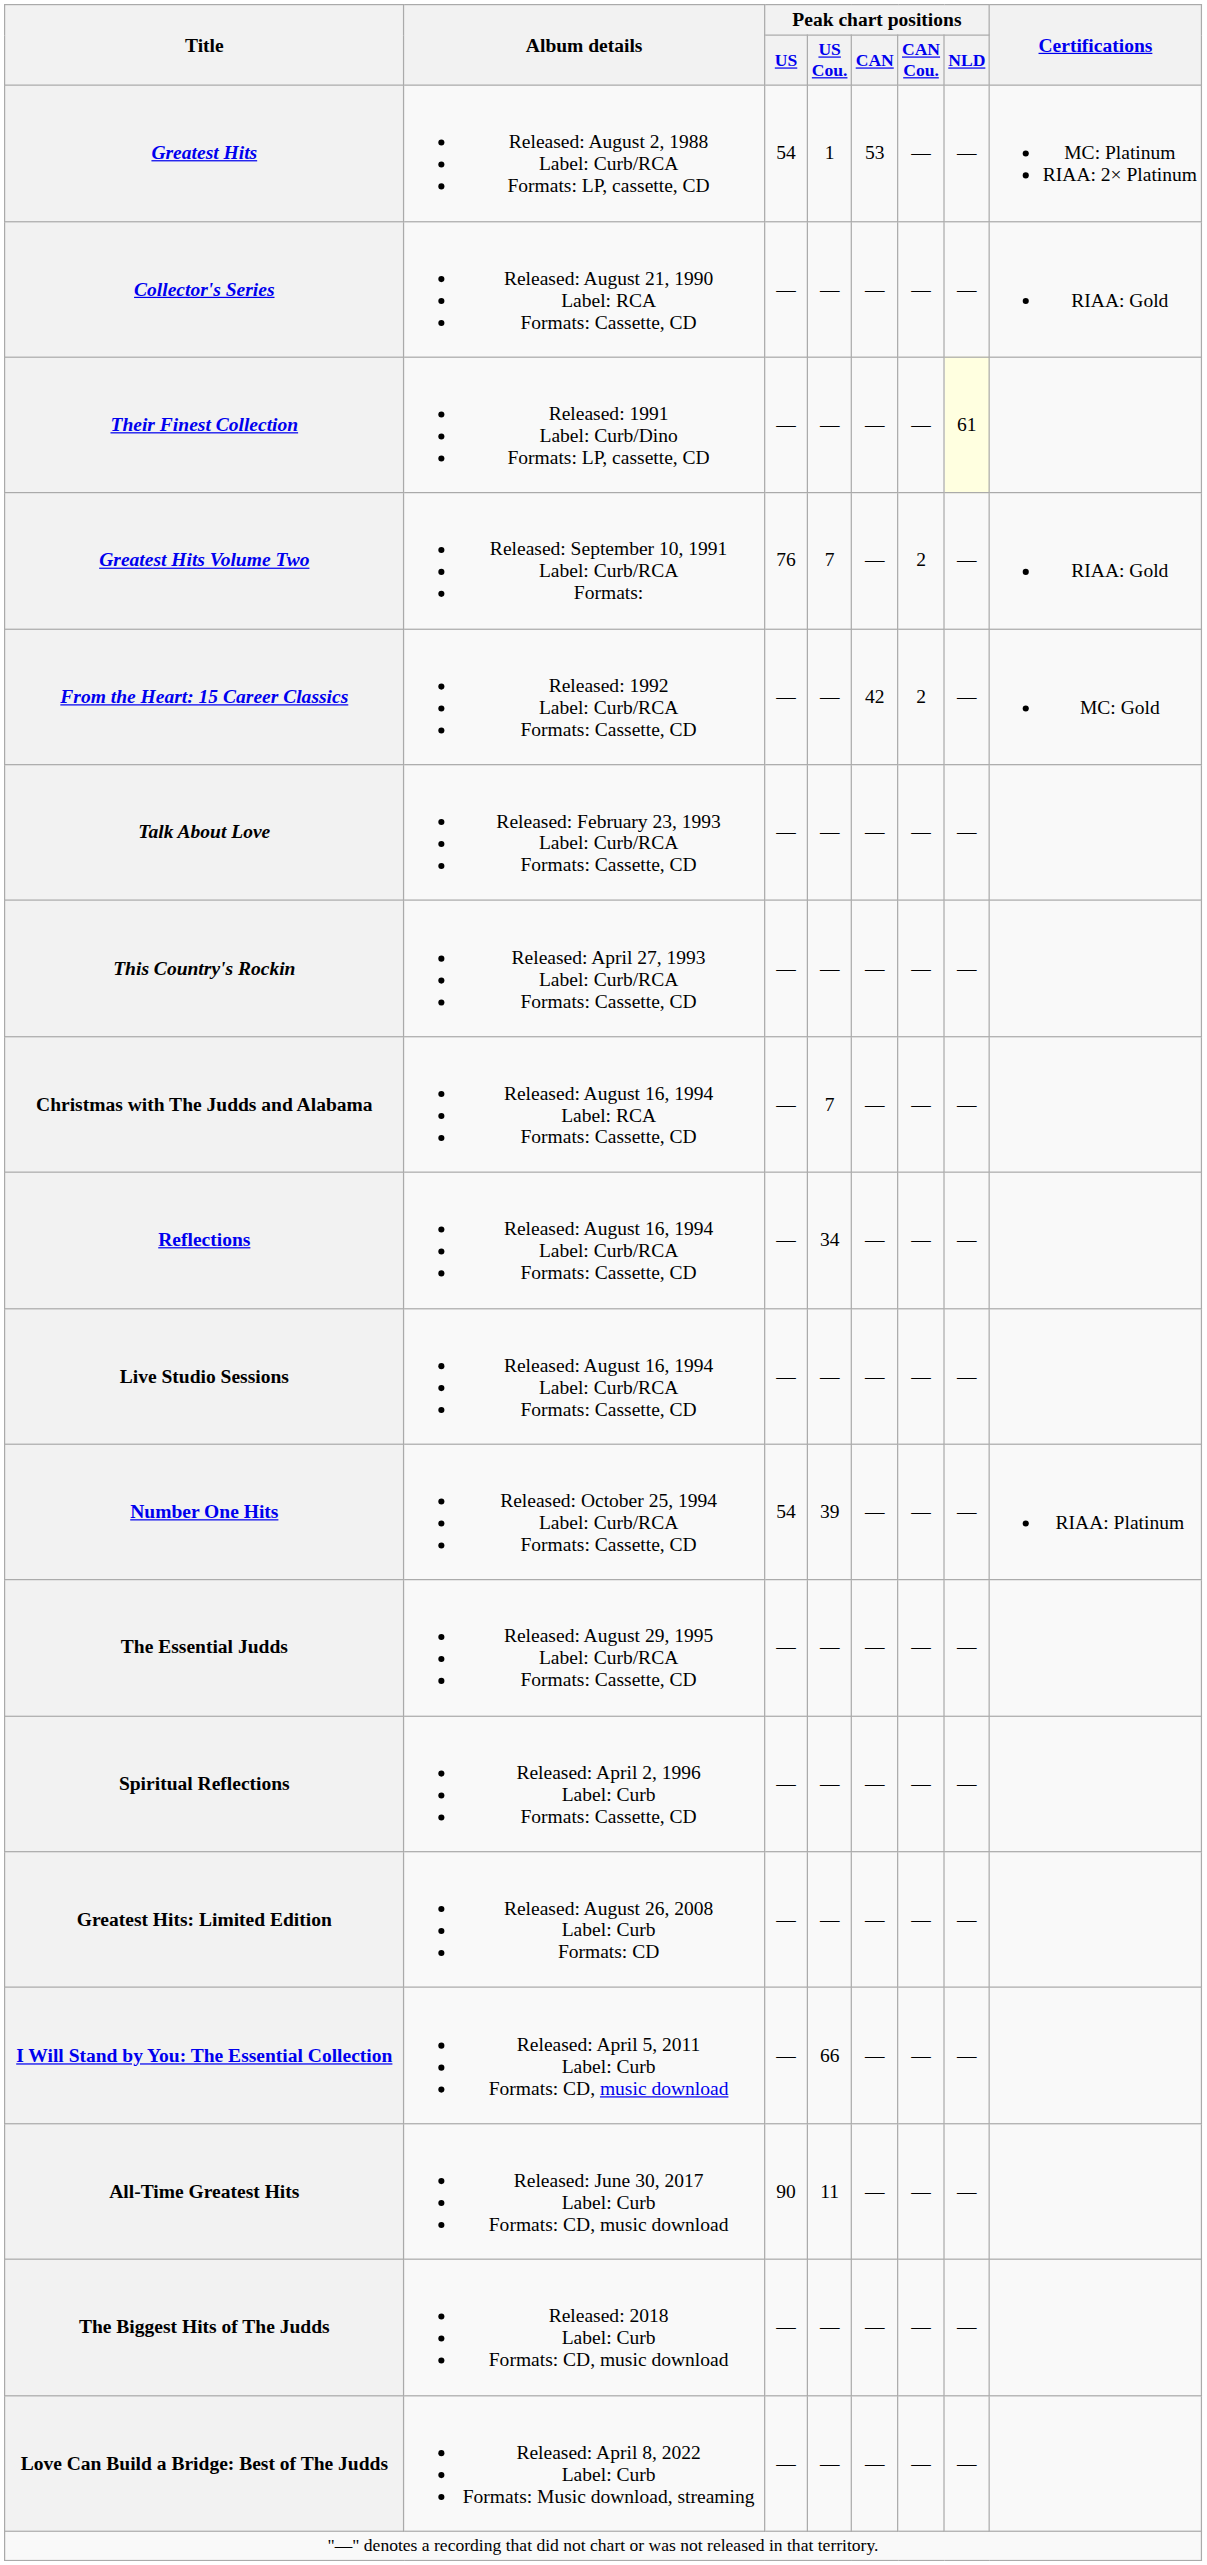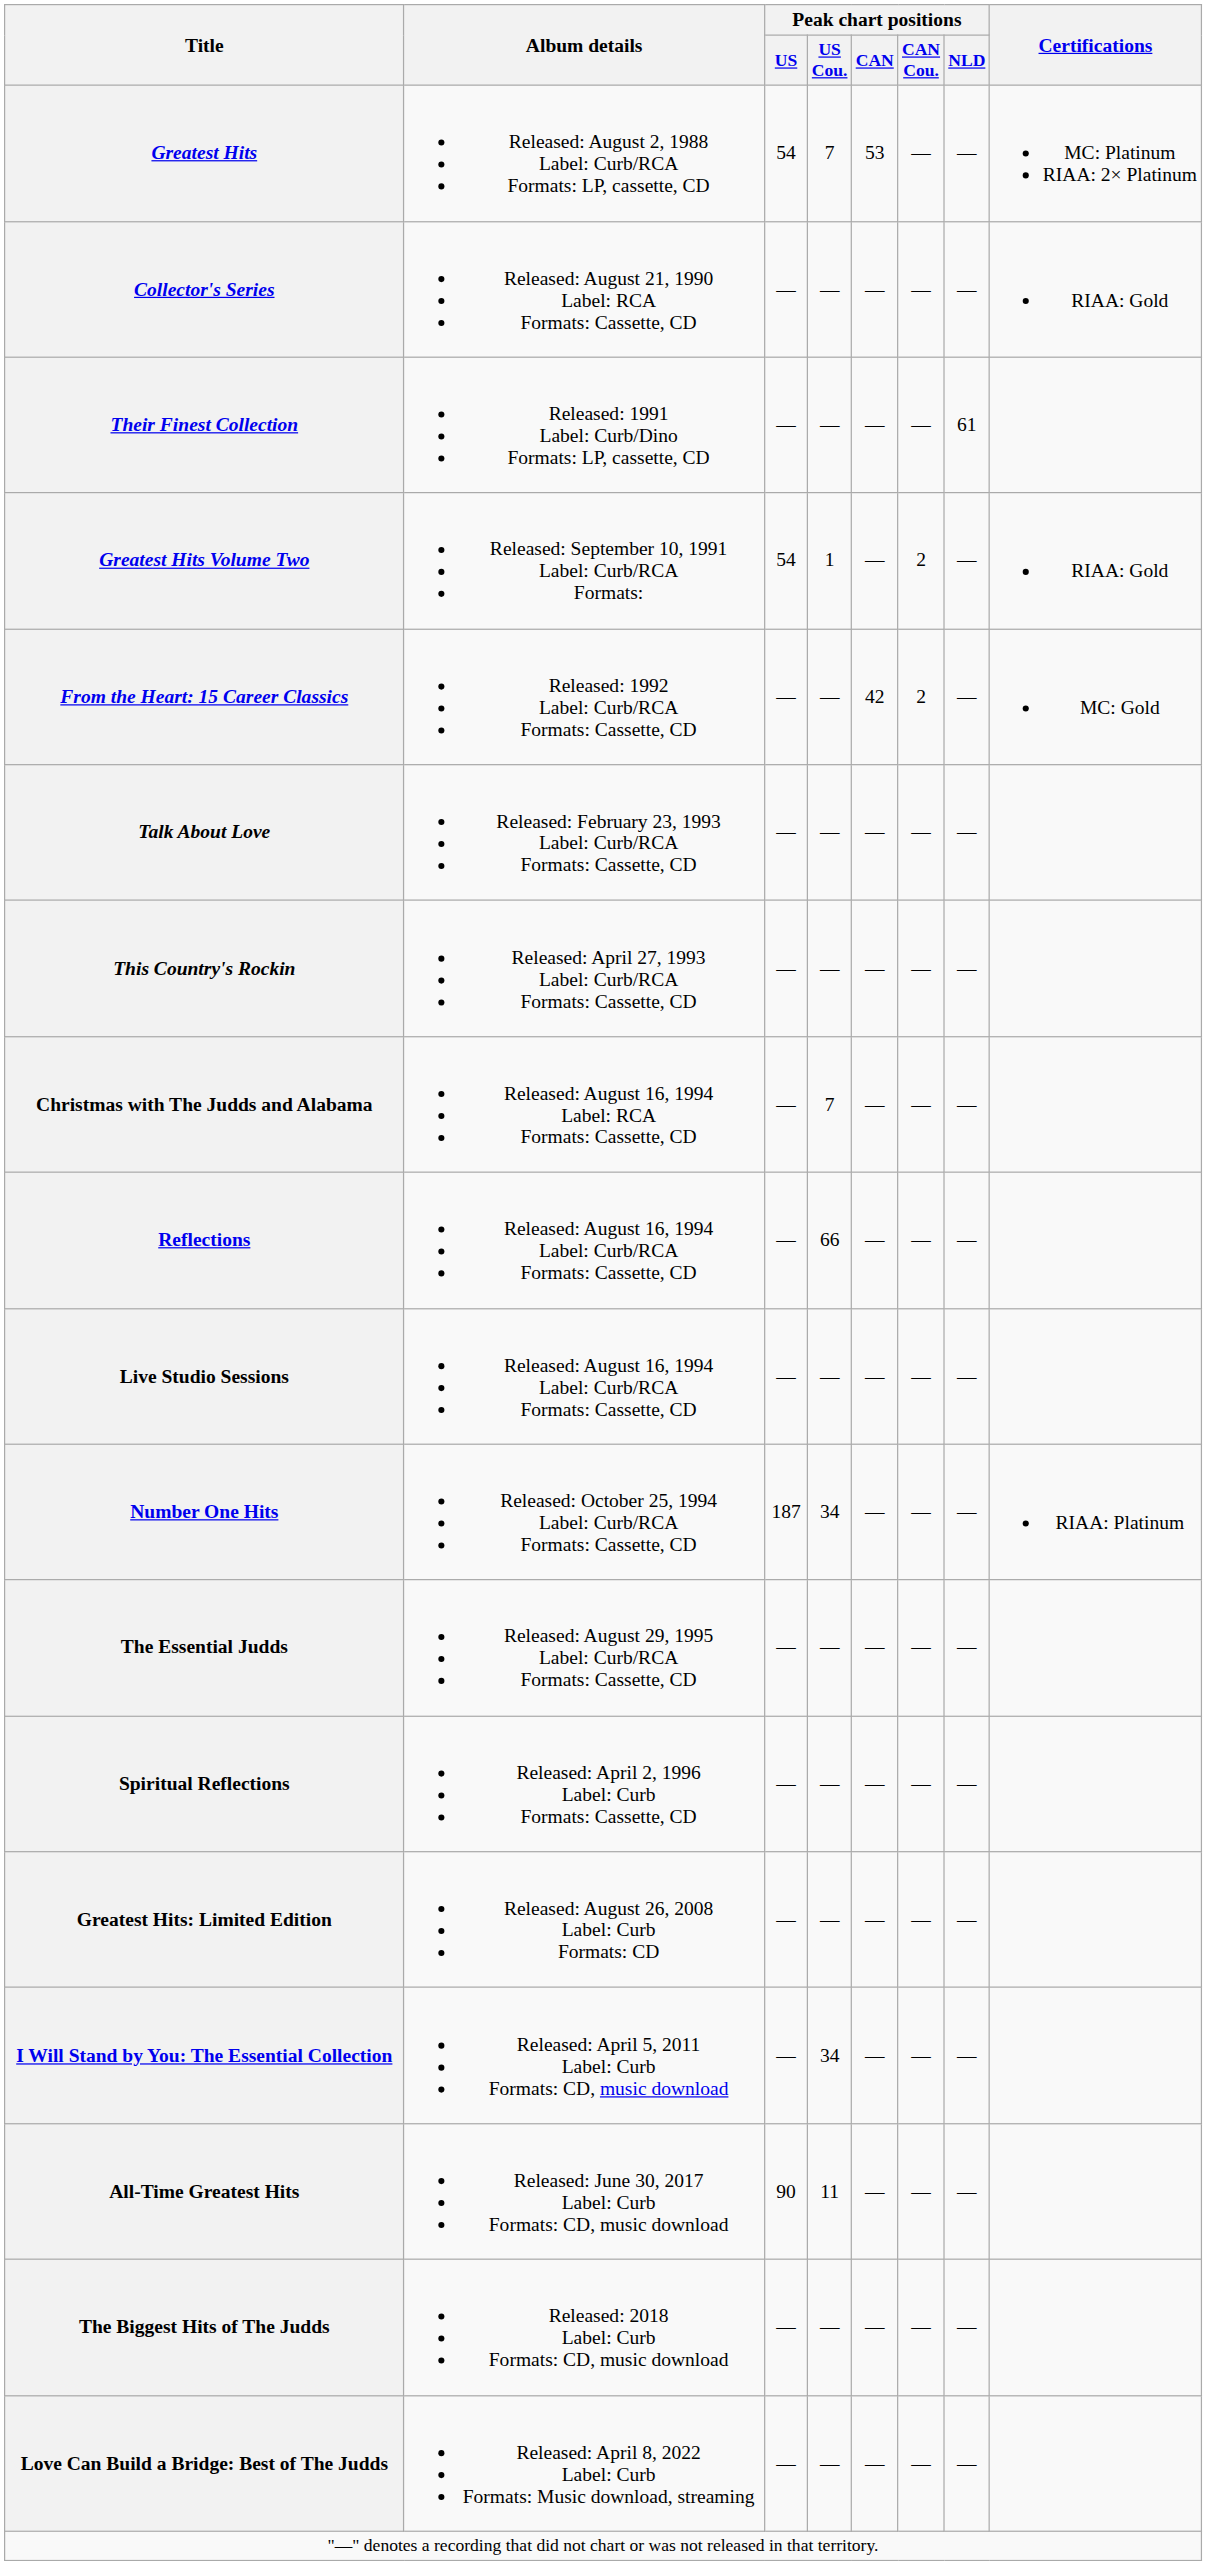(830, 153) 1 -> (830, 153) 7
(967, 424) lightyellow background -> (967, 424) no background
(786, 560) 76 -> (786, 560) 54
(830, 560) 7 -> (830, 560) 1
(830, 1240) 34 -> (830, 1240) 66
(786, 1511) 54 -> (786, 1511) 187
(830, 1511) 39 -> (830, 1511) 34
(830, 2055) 66 -> (830, 2055) 34
